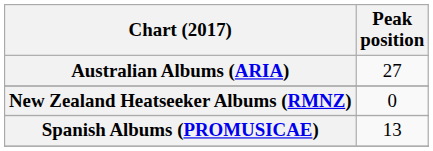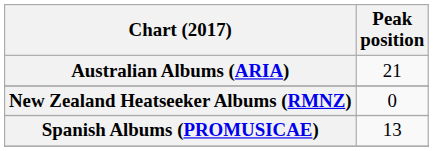(392, 70) 27 -> (392, 70) 21
